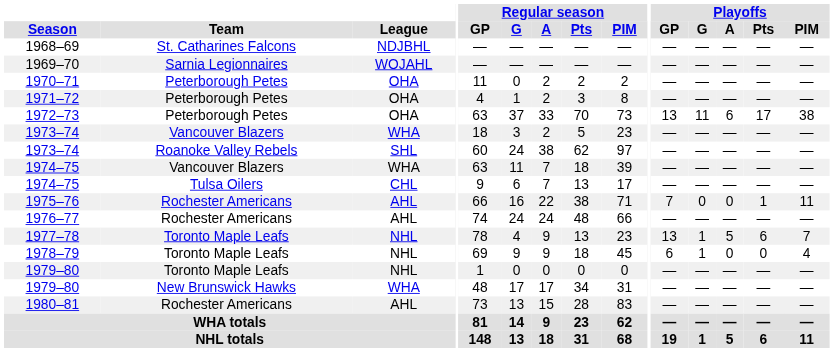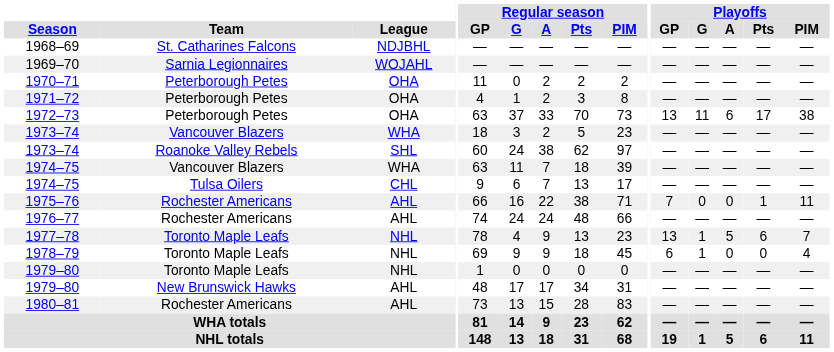(404, 287) WHA -> (404, 287) AHL
